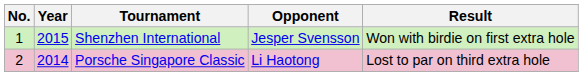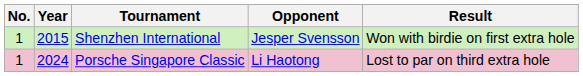(19, 61) 2 -> (19, 61) 1
(53, 61) 2014 -> (53, 61) 2024
